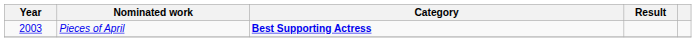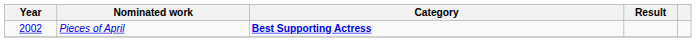(31, 28) 2003 -> (31, 28) 2002
